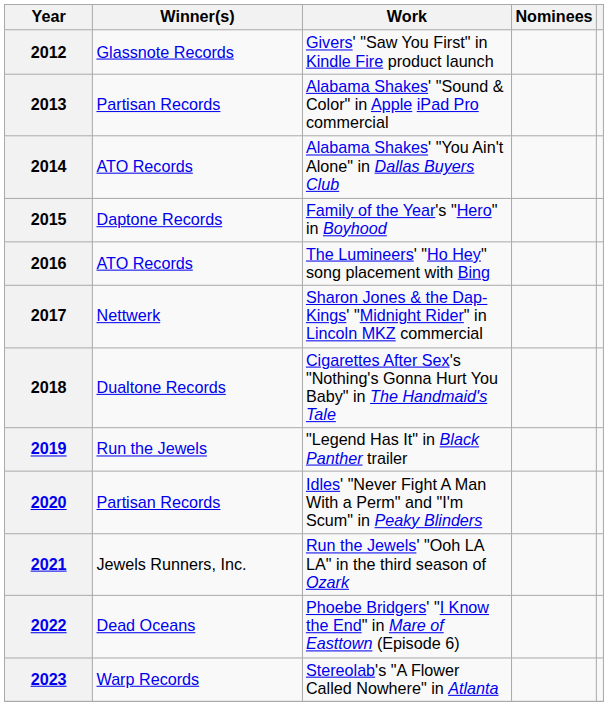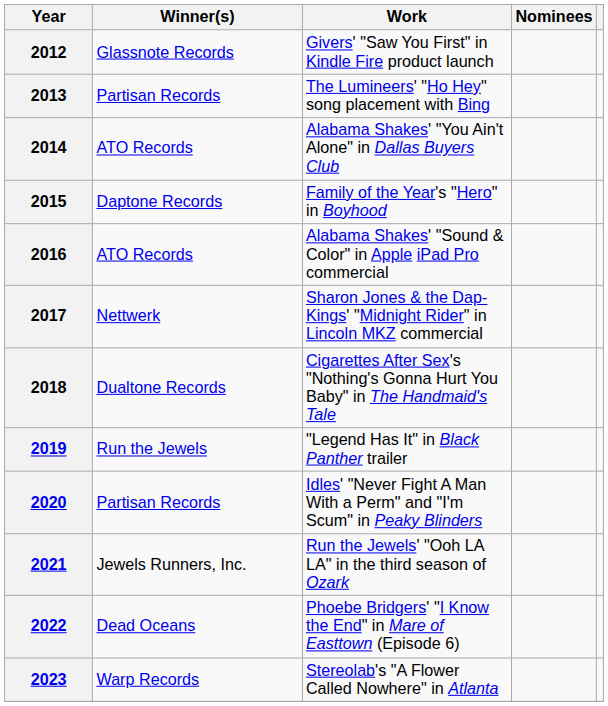(405, 104) Alabama Shakes' "Sound & Color" in Apple iPad Pro commercial -> (398, 95) The Lumineers' "Ho Hey" song placement with Bing
(398, 263) The Lumineers' "Ho Hey" song placement with Bing -> (405, 254) Alabama Shakes' "Sound & Color" in Apple iPad Pro commercial
